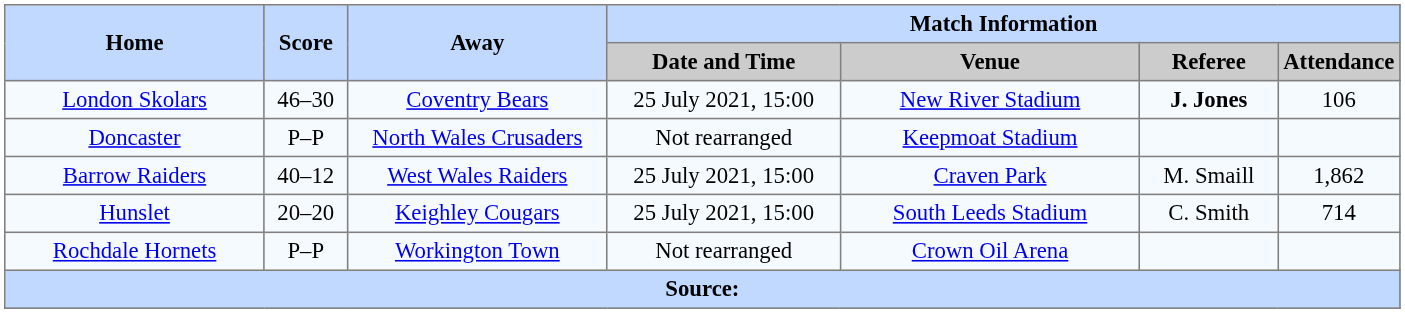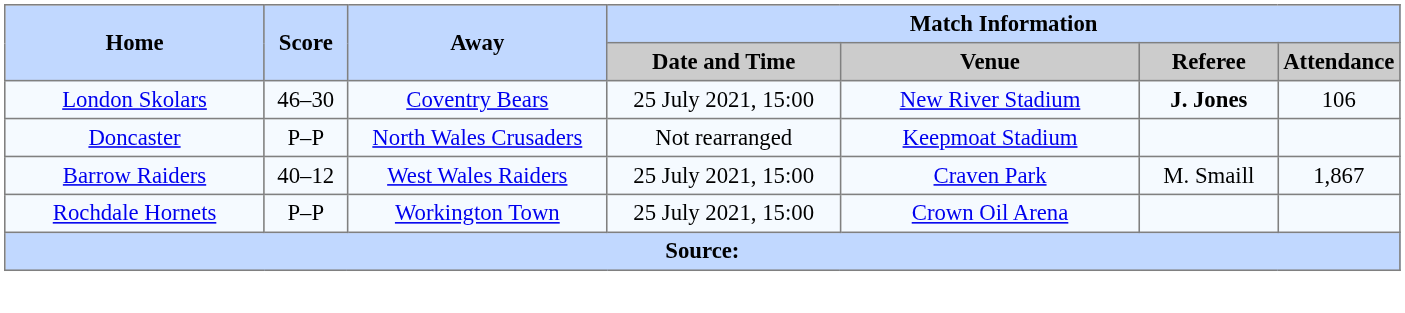(1339, 175) 1,862 -> (1339, 175) 1,867
- row: (135, 213)
(724, 250) Not rearranged -> (724, 213) 25 July 2021, 15:00
